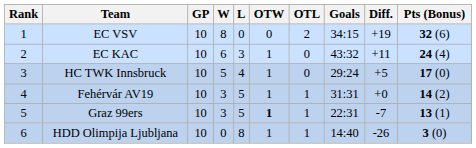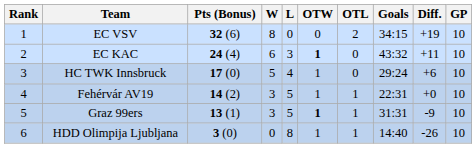columns swapped: (201, 14) <-> (434, 14)
(269, 53) normal -> (318, 53) bold
(381, 73) +5 -> (430, 73) +6
(345, 93) 31:31 -> (393, 93) 22:31
(345, 113) 22:31 -> (393, 113) 31:31
(381, 113) -7 -> (430, 113) -9
